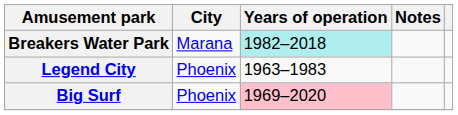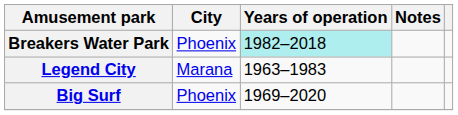(204, 43) Marana -> (206, 43) Phoenix
(206, 69) Phoenix -> (204, 69) Marana
(285, 95) pink background -> (285, 95) no background
